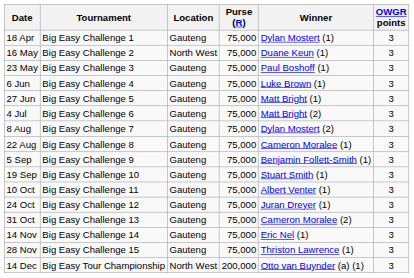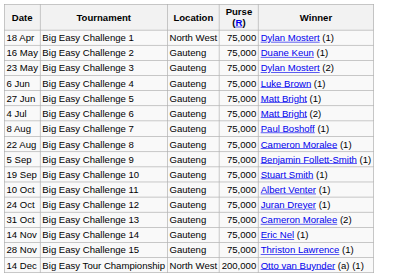- column: (391, 17)
(188, 38) Gauteng -> (193, 38) North West
(193, 53) North West -> (188, 53) Gauteng
(295, 68) Paul Boshoff (1) -> (297, 68) Dylan Mostert (2)
(297, 129) Dylan Mostert (2) -> (295, 129) Paul Boshoff (1)
